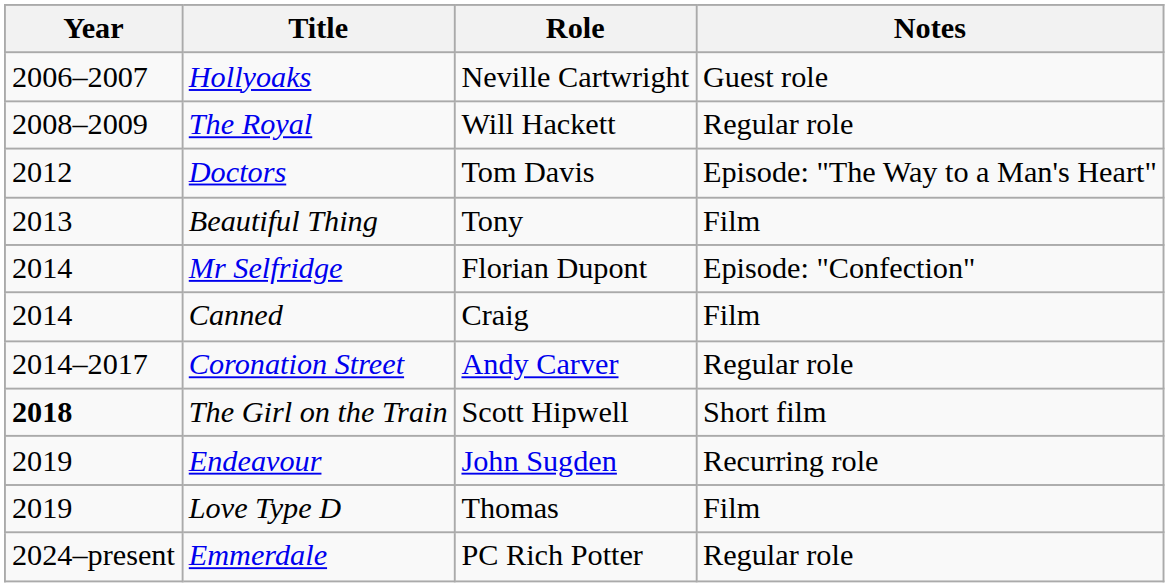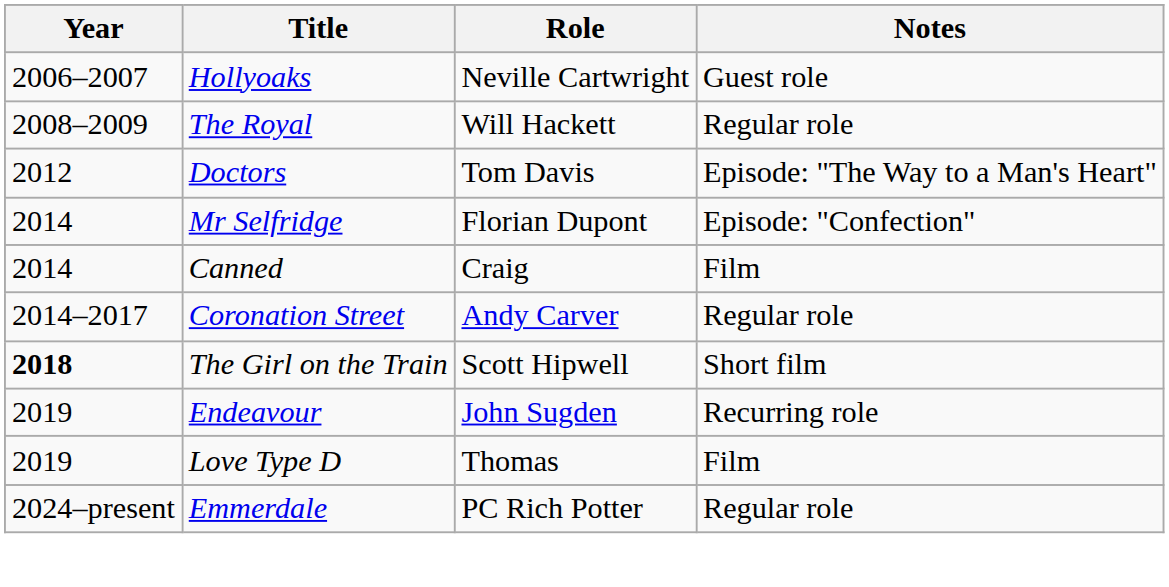- row: (283, 220)
